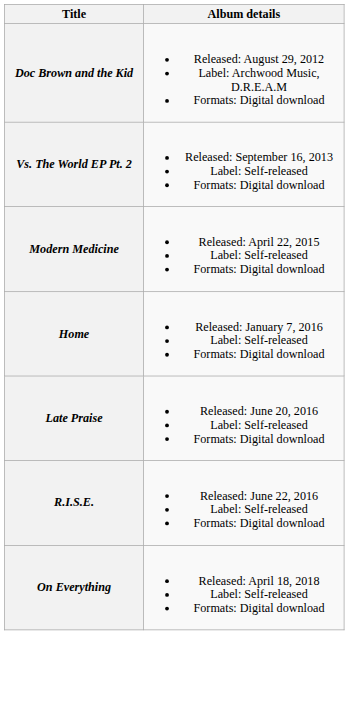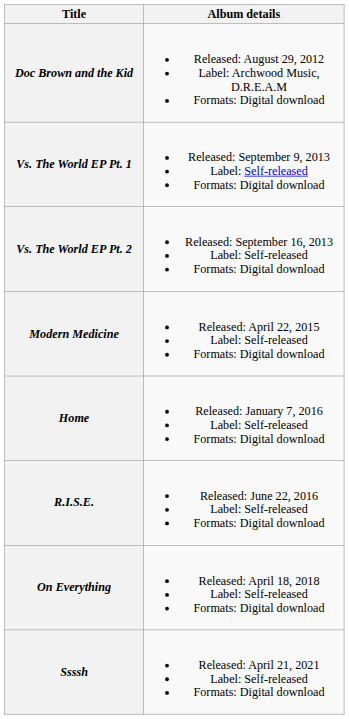+ row: (74, 164)
- row: (74, 418)
+ row: (74, 672)
